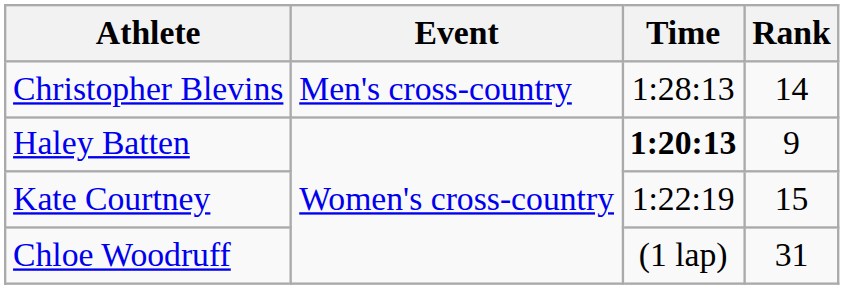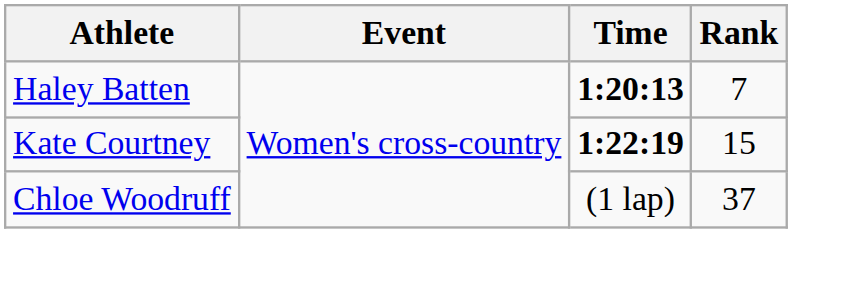- row: (148, 88)
(792, 143) 9 -> (739, 88) 7
(683, 199) normal -> (630, 143) bold
(792, 254) 31 -> (739, 199) 37
